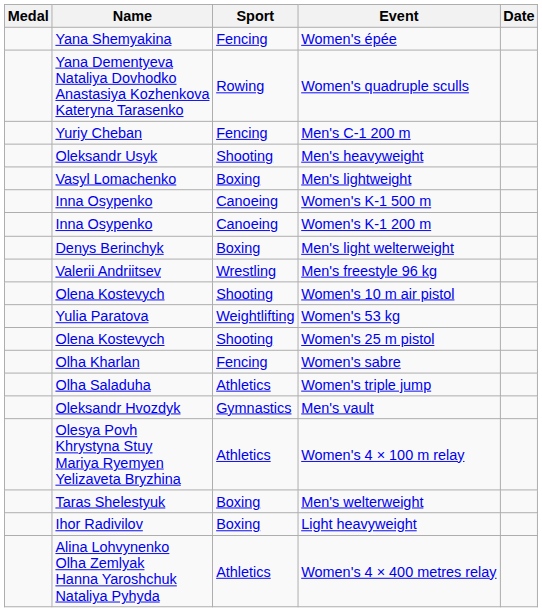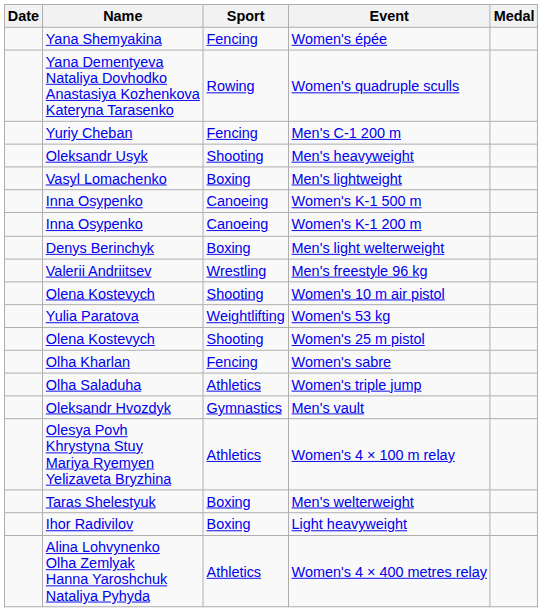columns swapped: (28, 16) <-> (519, 16)
